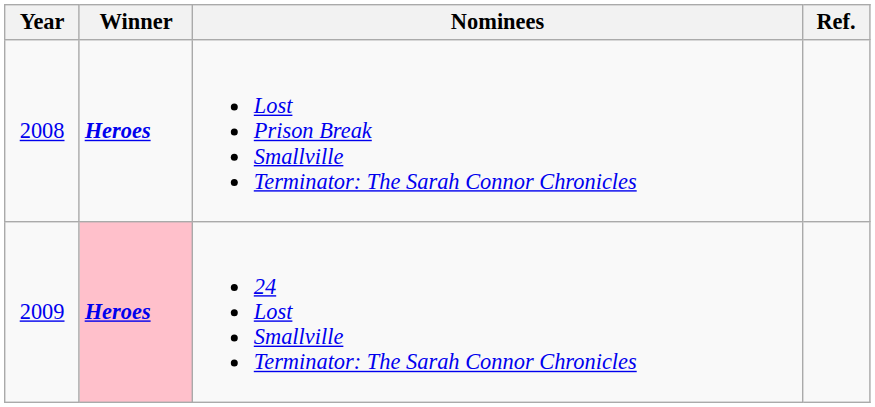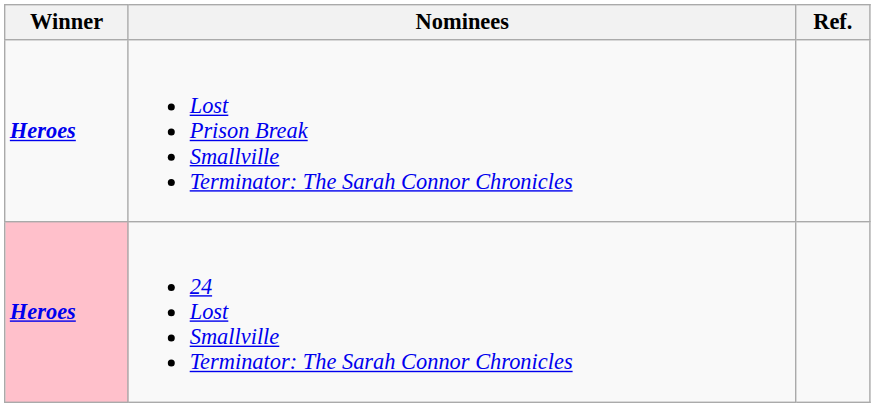- column: (42, 22)
